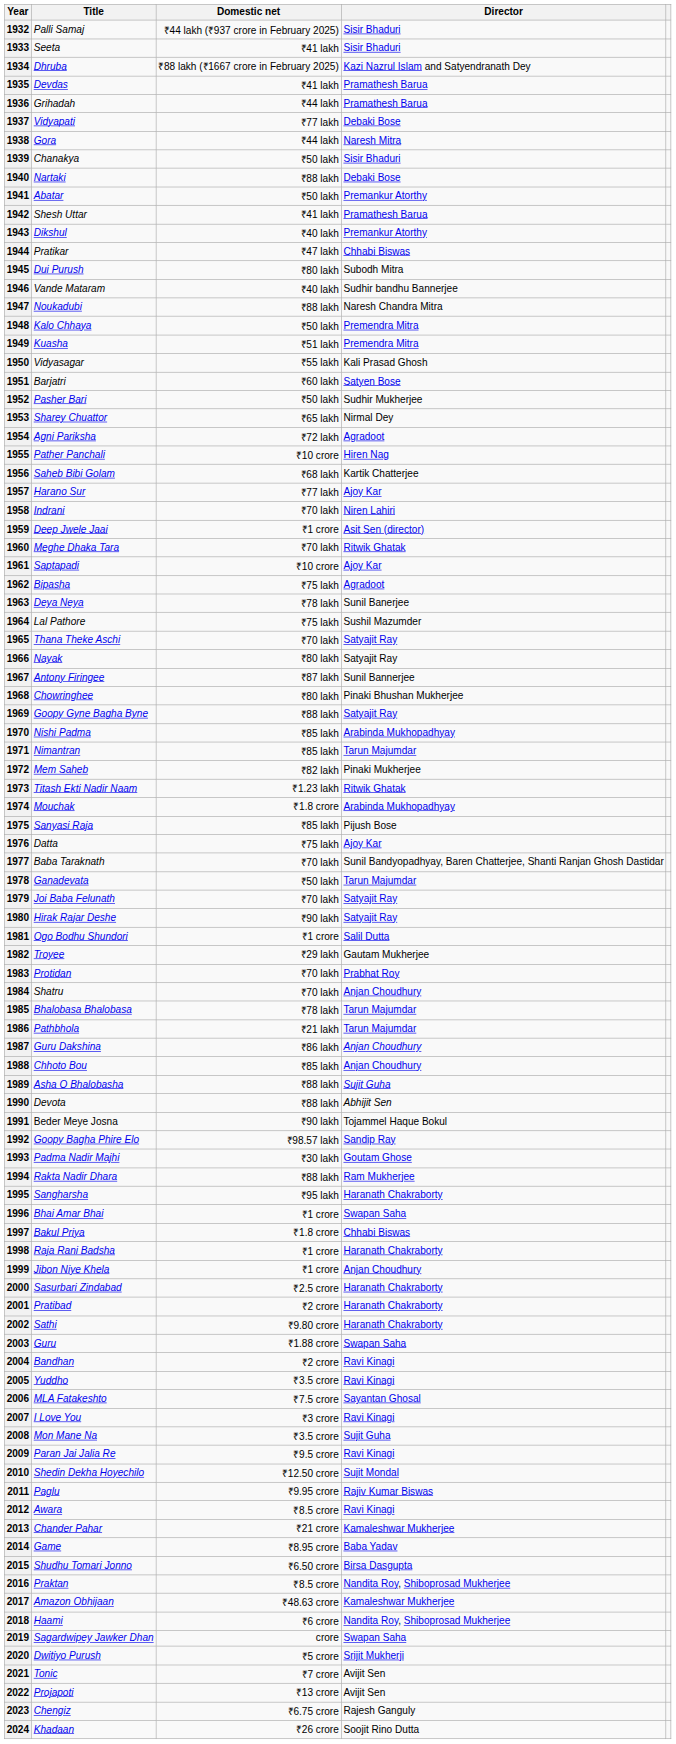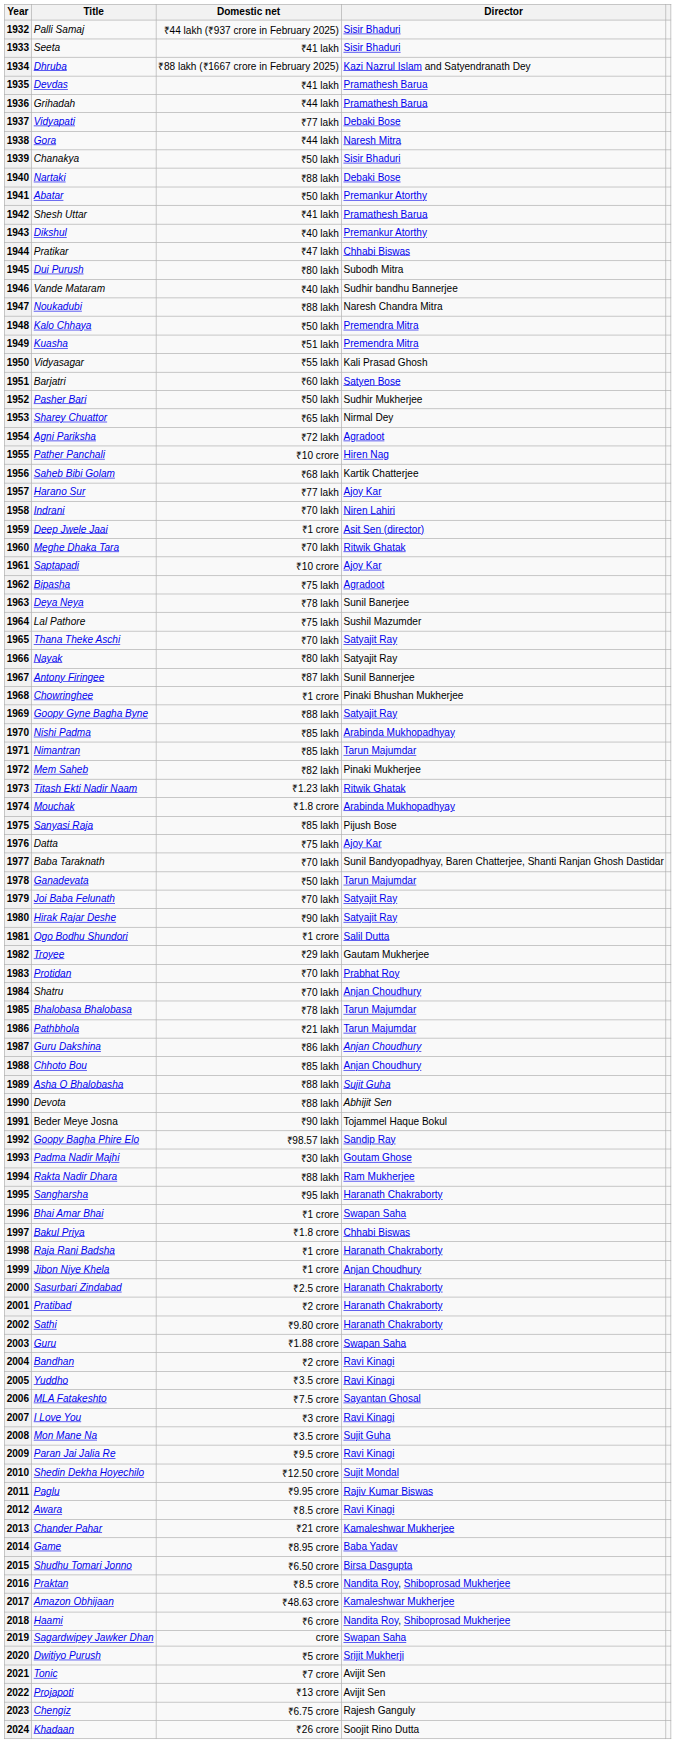(320, 696) ₹80 lakh -> (320, 696) ₹1 crore
